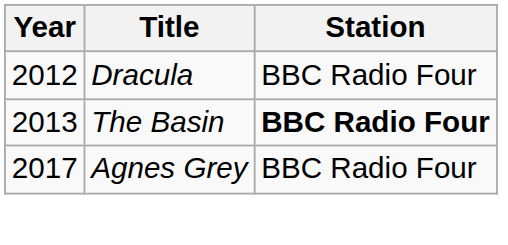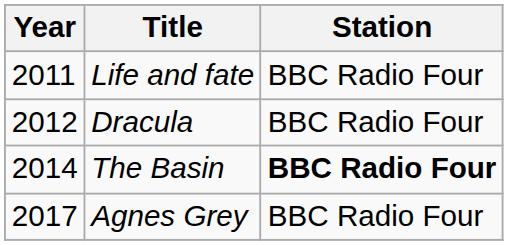+ row: (173, 74)
(45, 121) 2013 -> (45, 168) 2014
